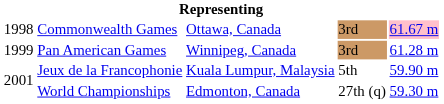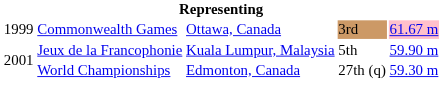(19, 29) 1998 -> (19, 29) 1999
- row: (102, 50)
